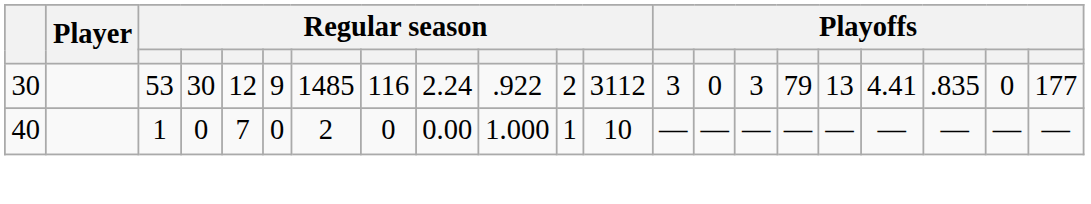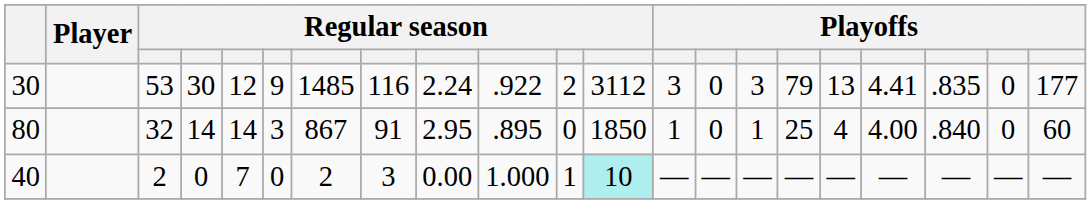+ row: (26, 130)
(159, 130) 1 -> (159, 175) 2
(388, 130) 0 -> (388, 175) 3
(618, 130) no background -> (618, 175) paleturquoise background
